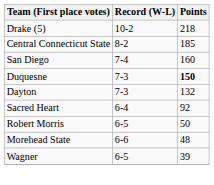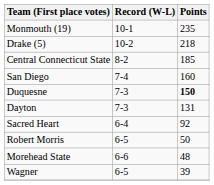+ row: (39, 28)
(187, 92) 132 -> (187, 108) 131
